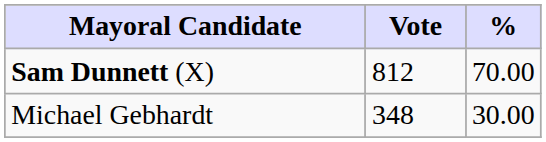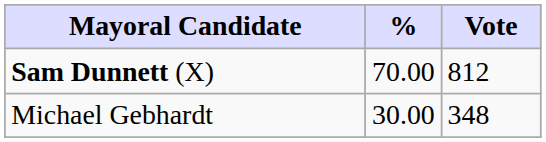columns swapped: (416, 26) <-> (503, 26)
